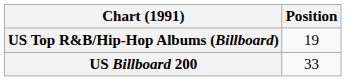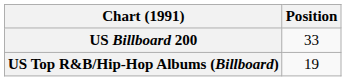rows swapped: (143, 64) <-> (143, 40)
